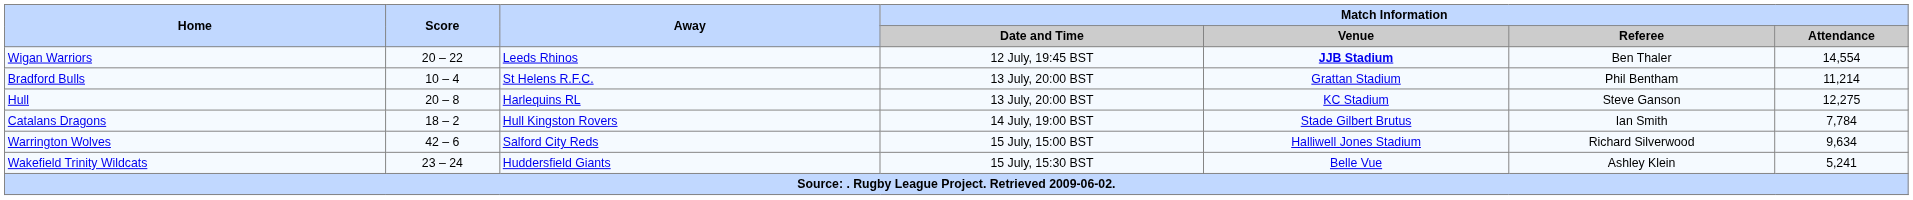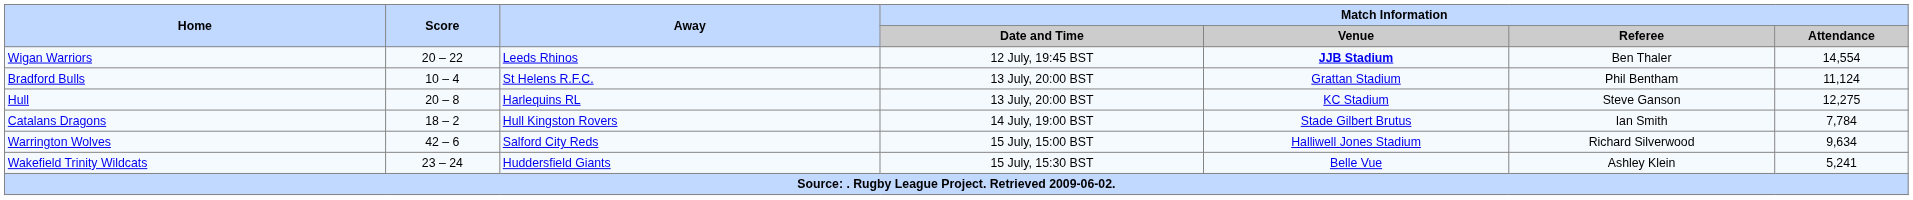(1842, 78) 11,214 -> (1842, 78) 11,124
